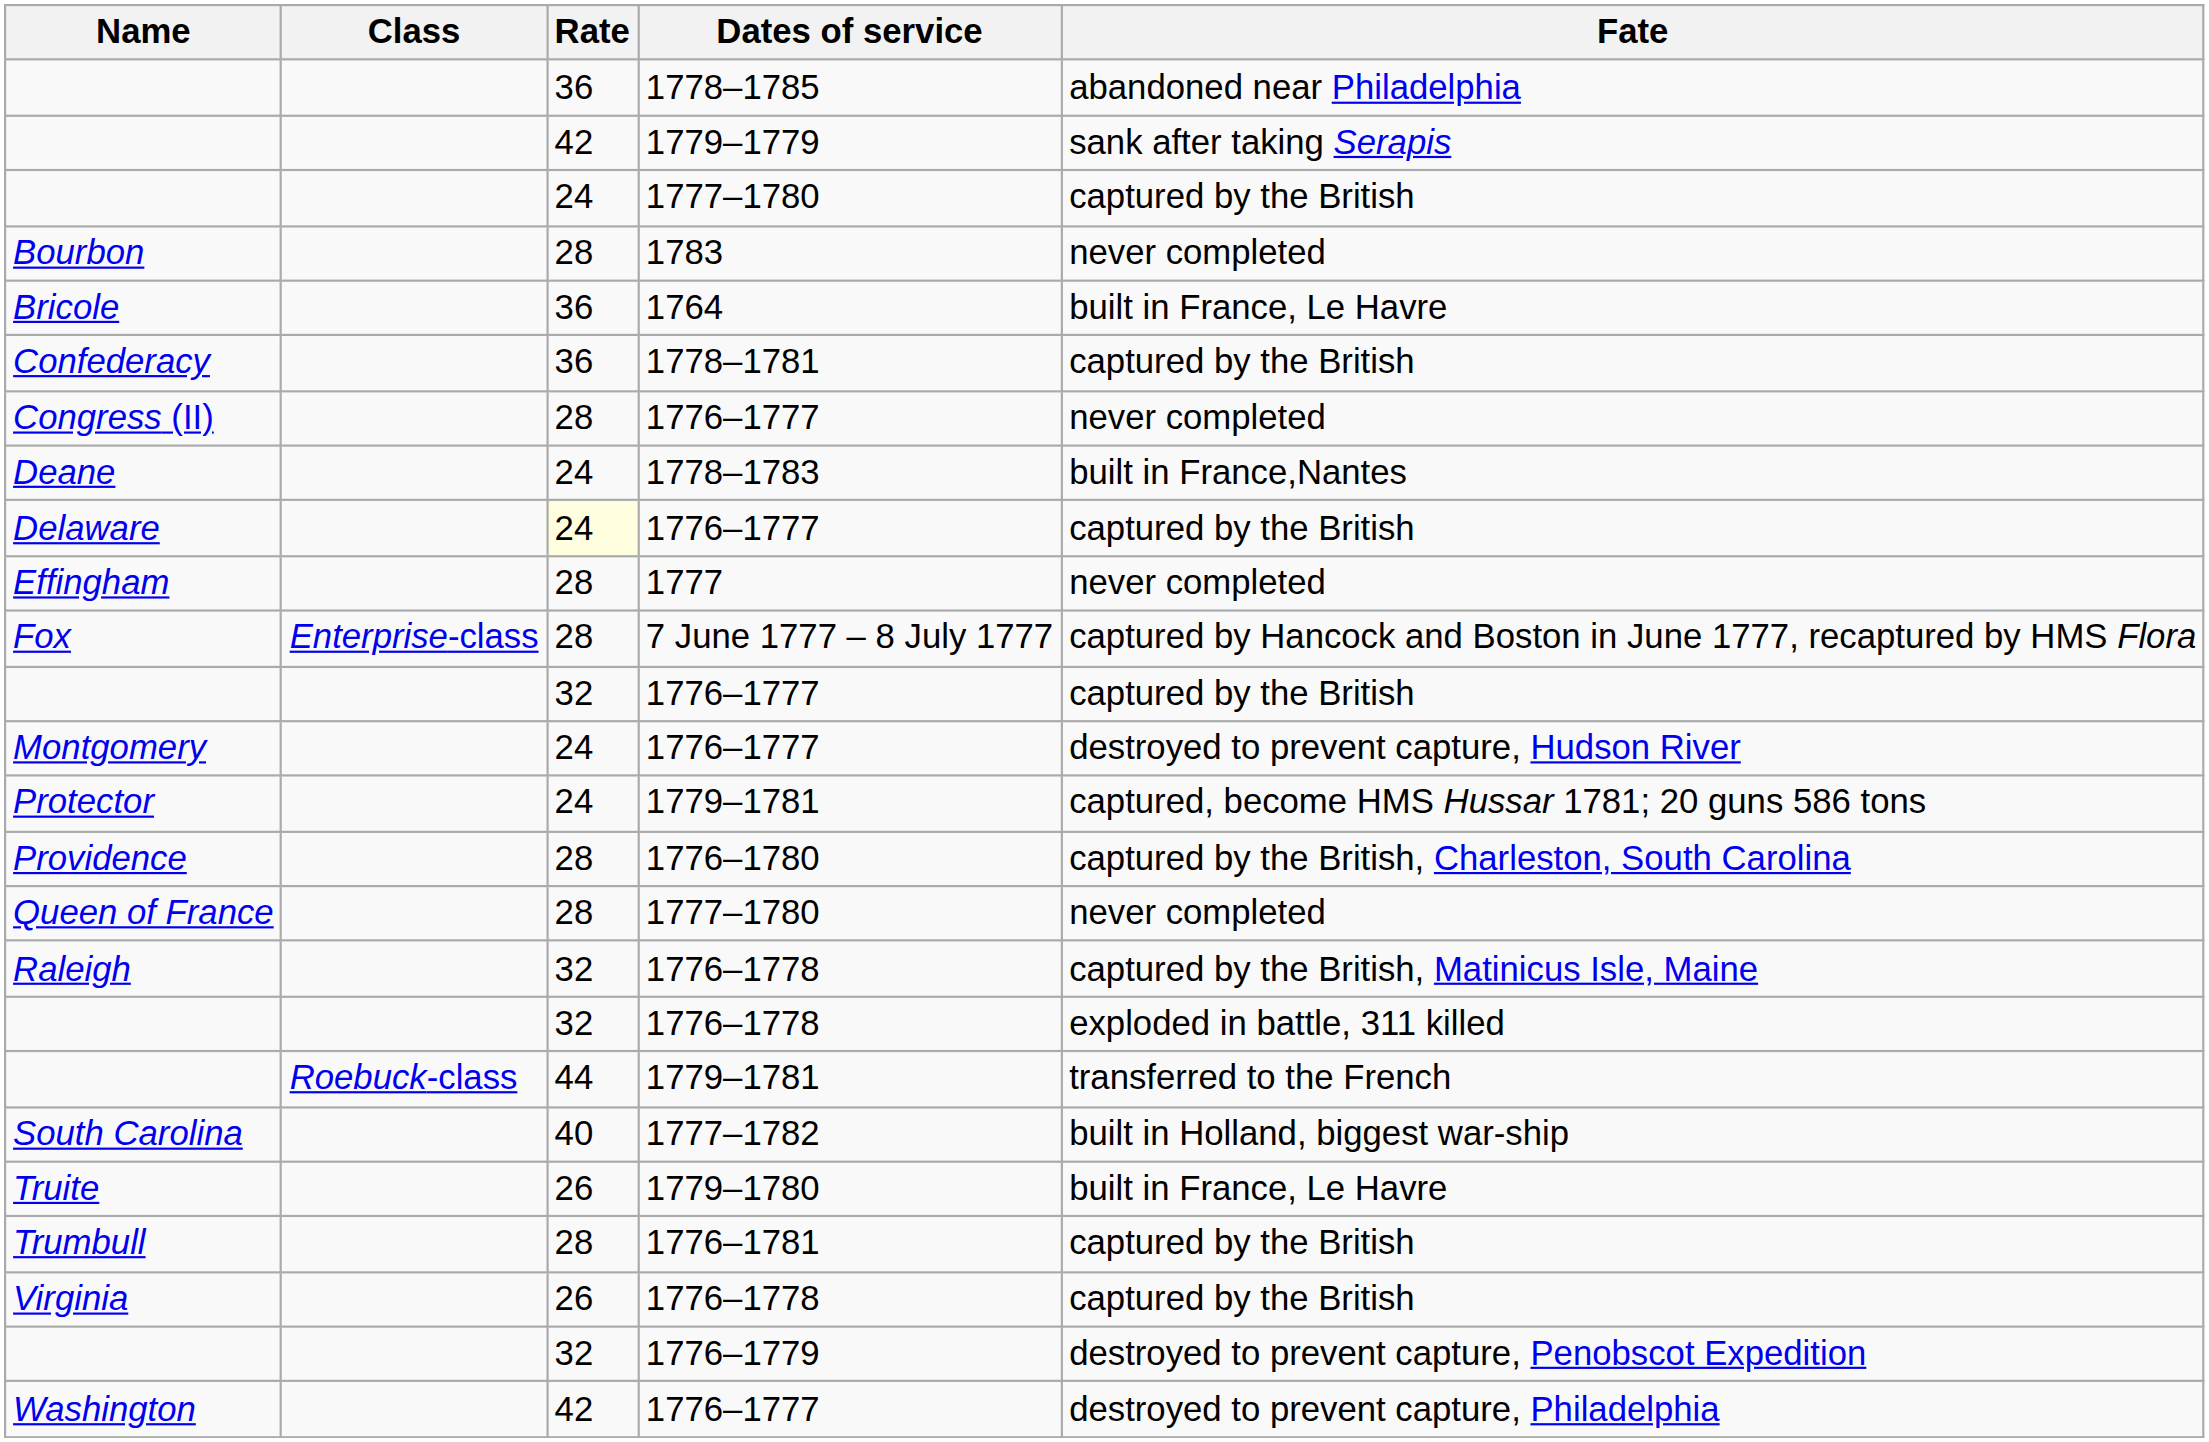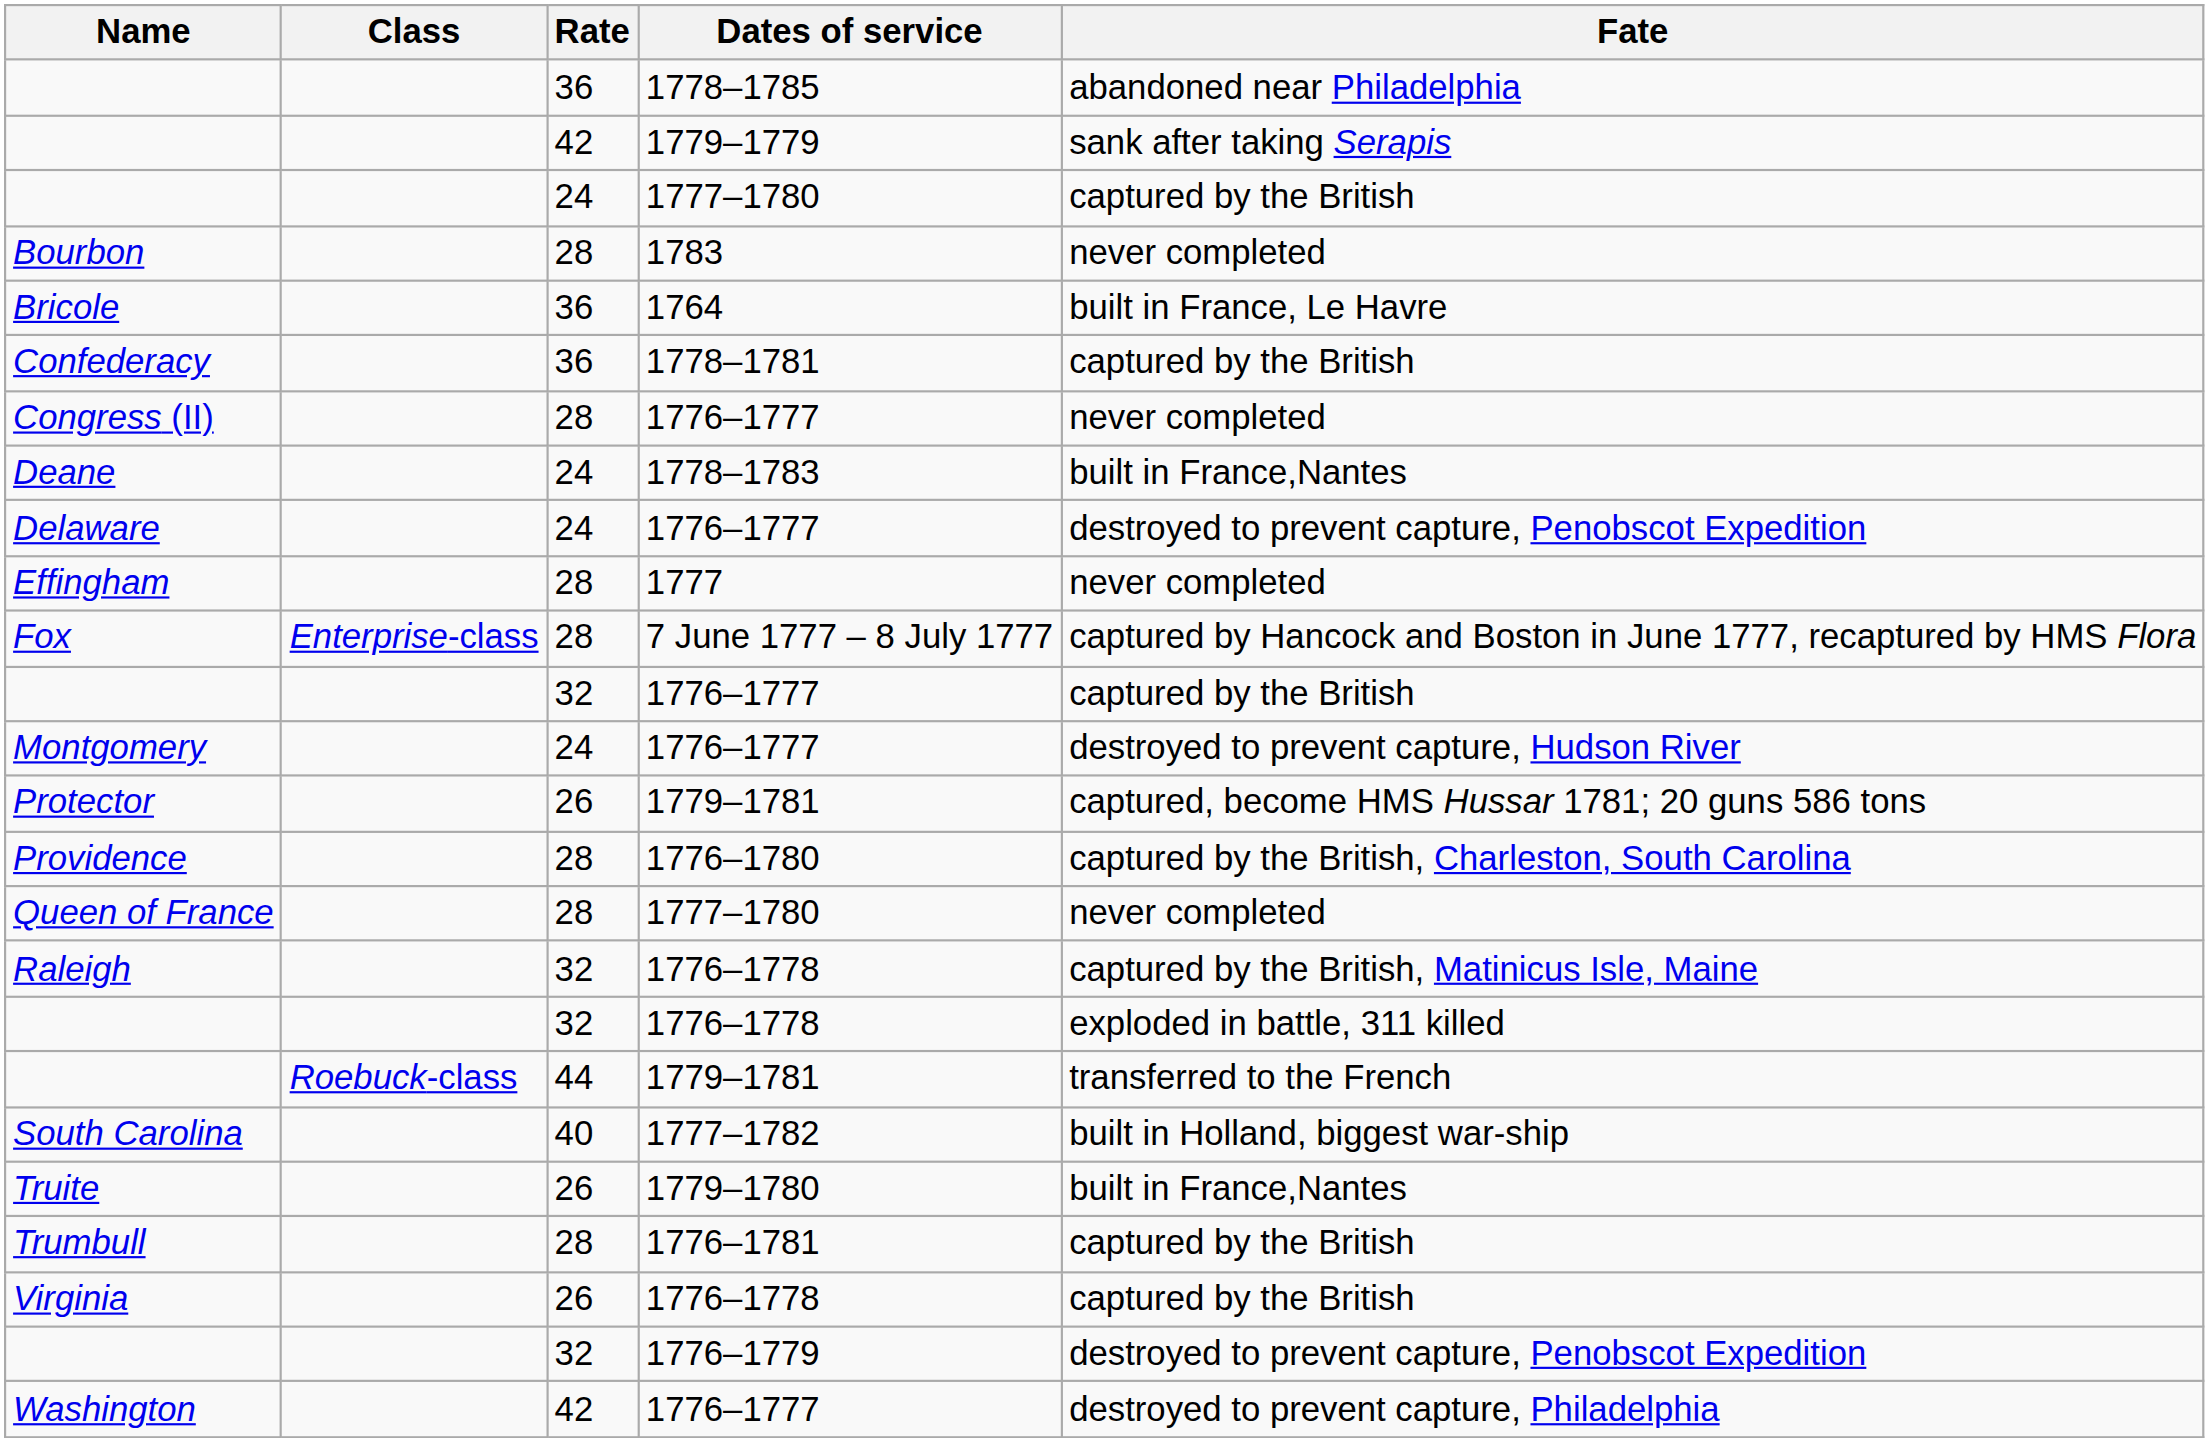(574, 527) lightyellow background -> (574, 527) no background
(1242, 527) captured by the British -> (1468, 527) destroyed to prevent capture, Penobscot Expedition
(574, 802) 24 -> (574, 802) 26
(1258, 1188) built in France, Le Havre -> (1238, 1188) built in France,Nantes
